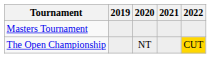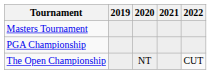+ row: (46, 45)
(193, 45) gold background -> (193, 61) no background
